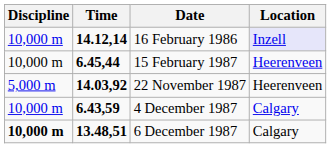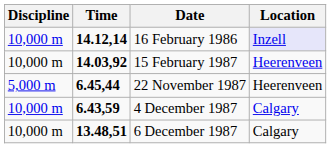(98, 62) 6.45,44 -> (101, 62) 14.03,92
(101, 85) 14.03,92 -> (98, 85) 6.45,44
(36, 131) bold -> (35, 131) normal
